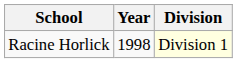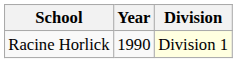(134, 44) 1998 -> (134, 44) 1990
